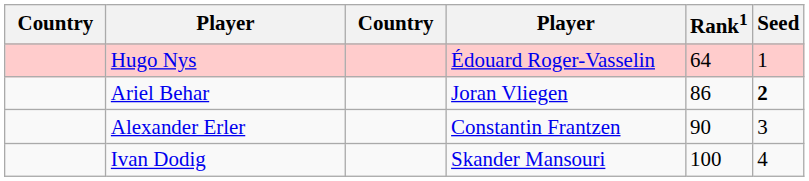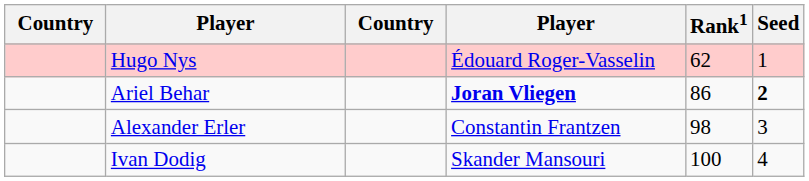(701, 60) 64 -> (701, 60) 62
(509, 93) normal -> (514, 93) bold
(701, 126) 90 -> (701, 126) 98
